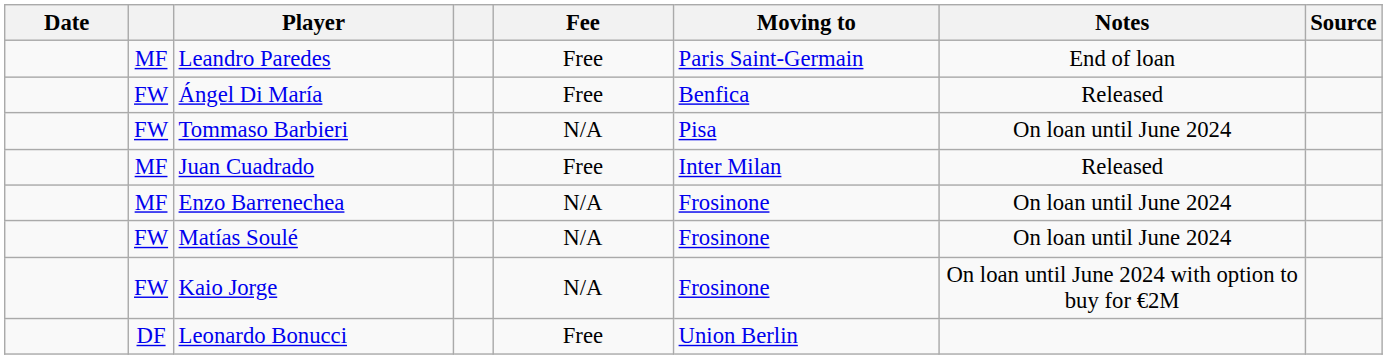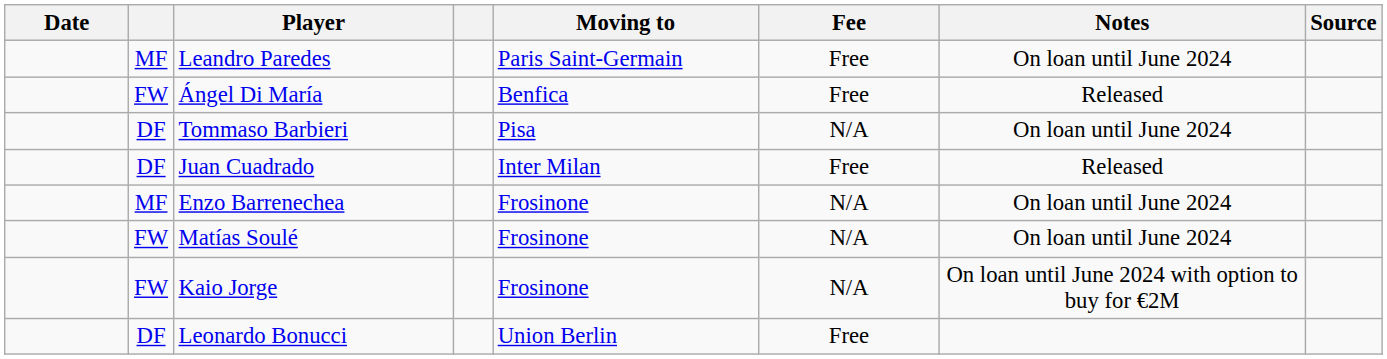columns swapped: (806, 22) <-> (583, 22)
(1122, 58) End of loan -> (1122, 58) On loan until June 2024
(151, 130) FW -> (151, 130) DF
(151, 166) MF -> (151, 166) DF
